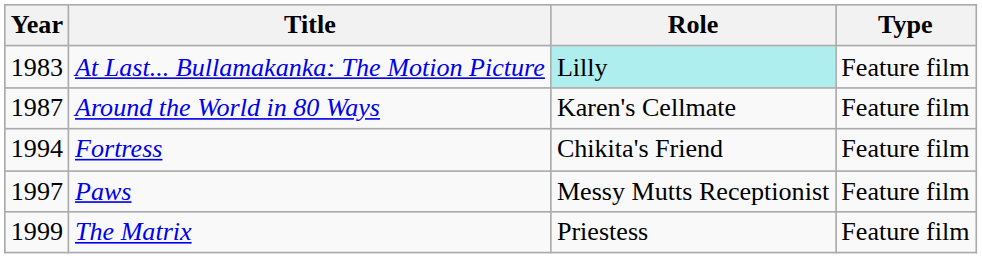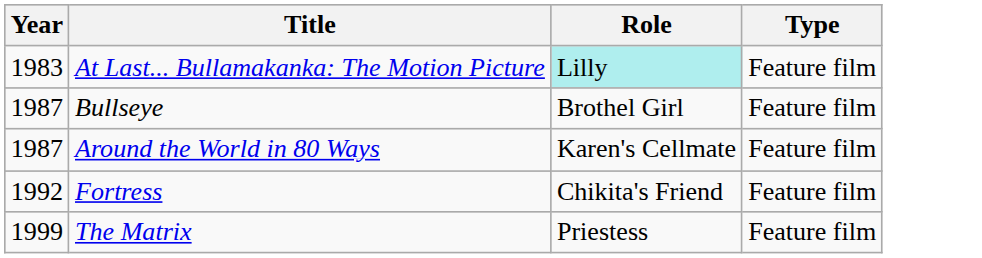+ row: (119, 107)
(37, 149) 1994 -> (37, 190) 1992
- row: (103, 190)
